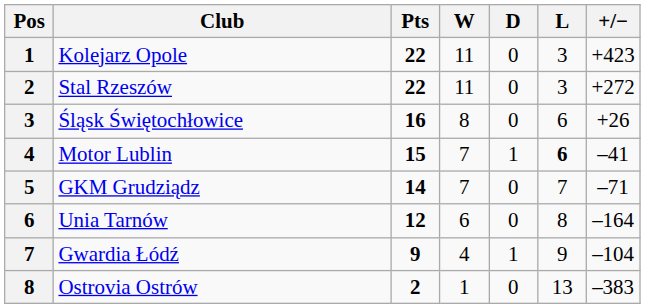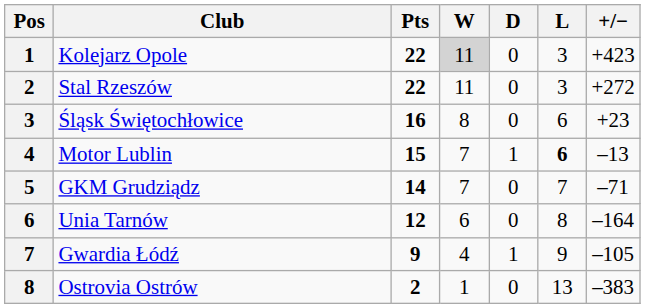(464, 54) no background -> (464, 54) lightgrey background
(613, 120) +26 -> (613, 120) +23
(613, 154) –41 -> (613, 154) –13
(613, 253) –104 -> (613, 253) –105
